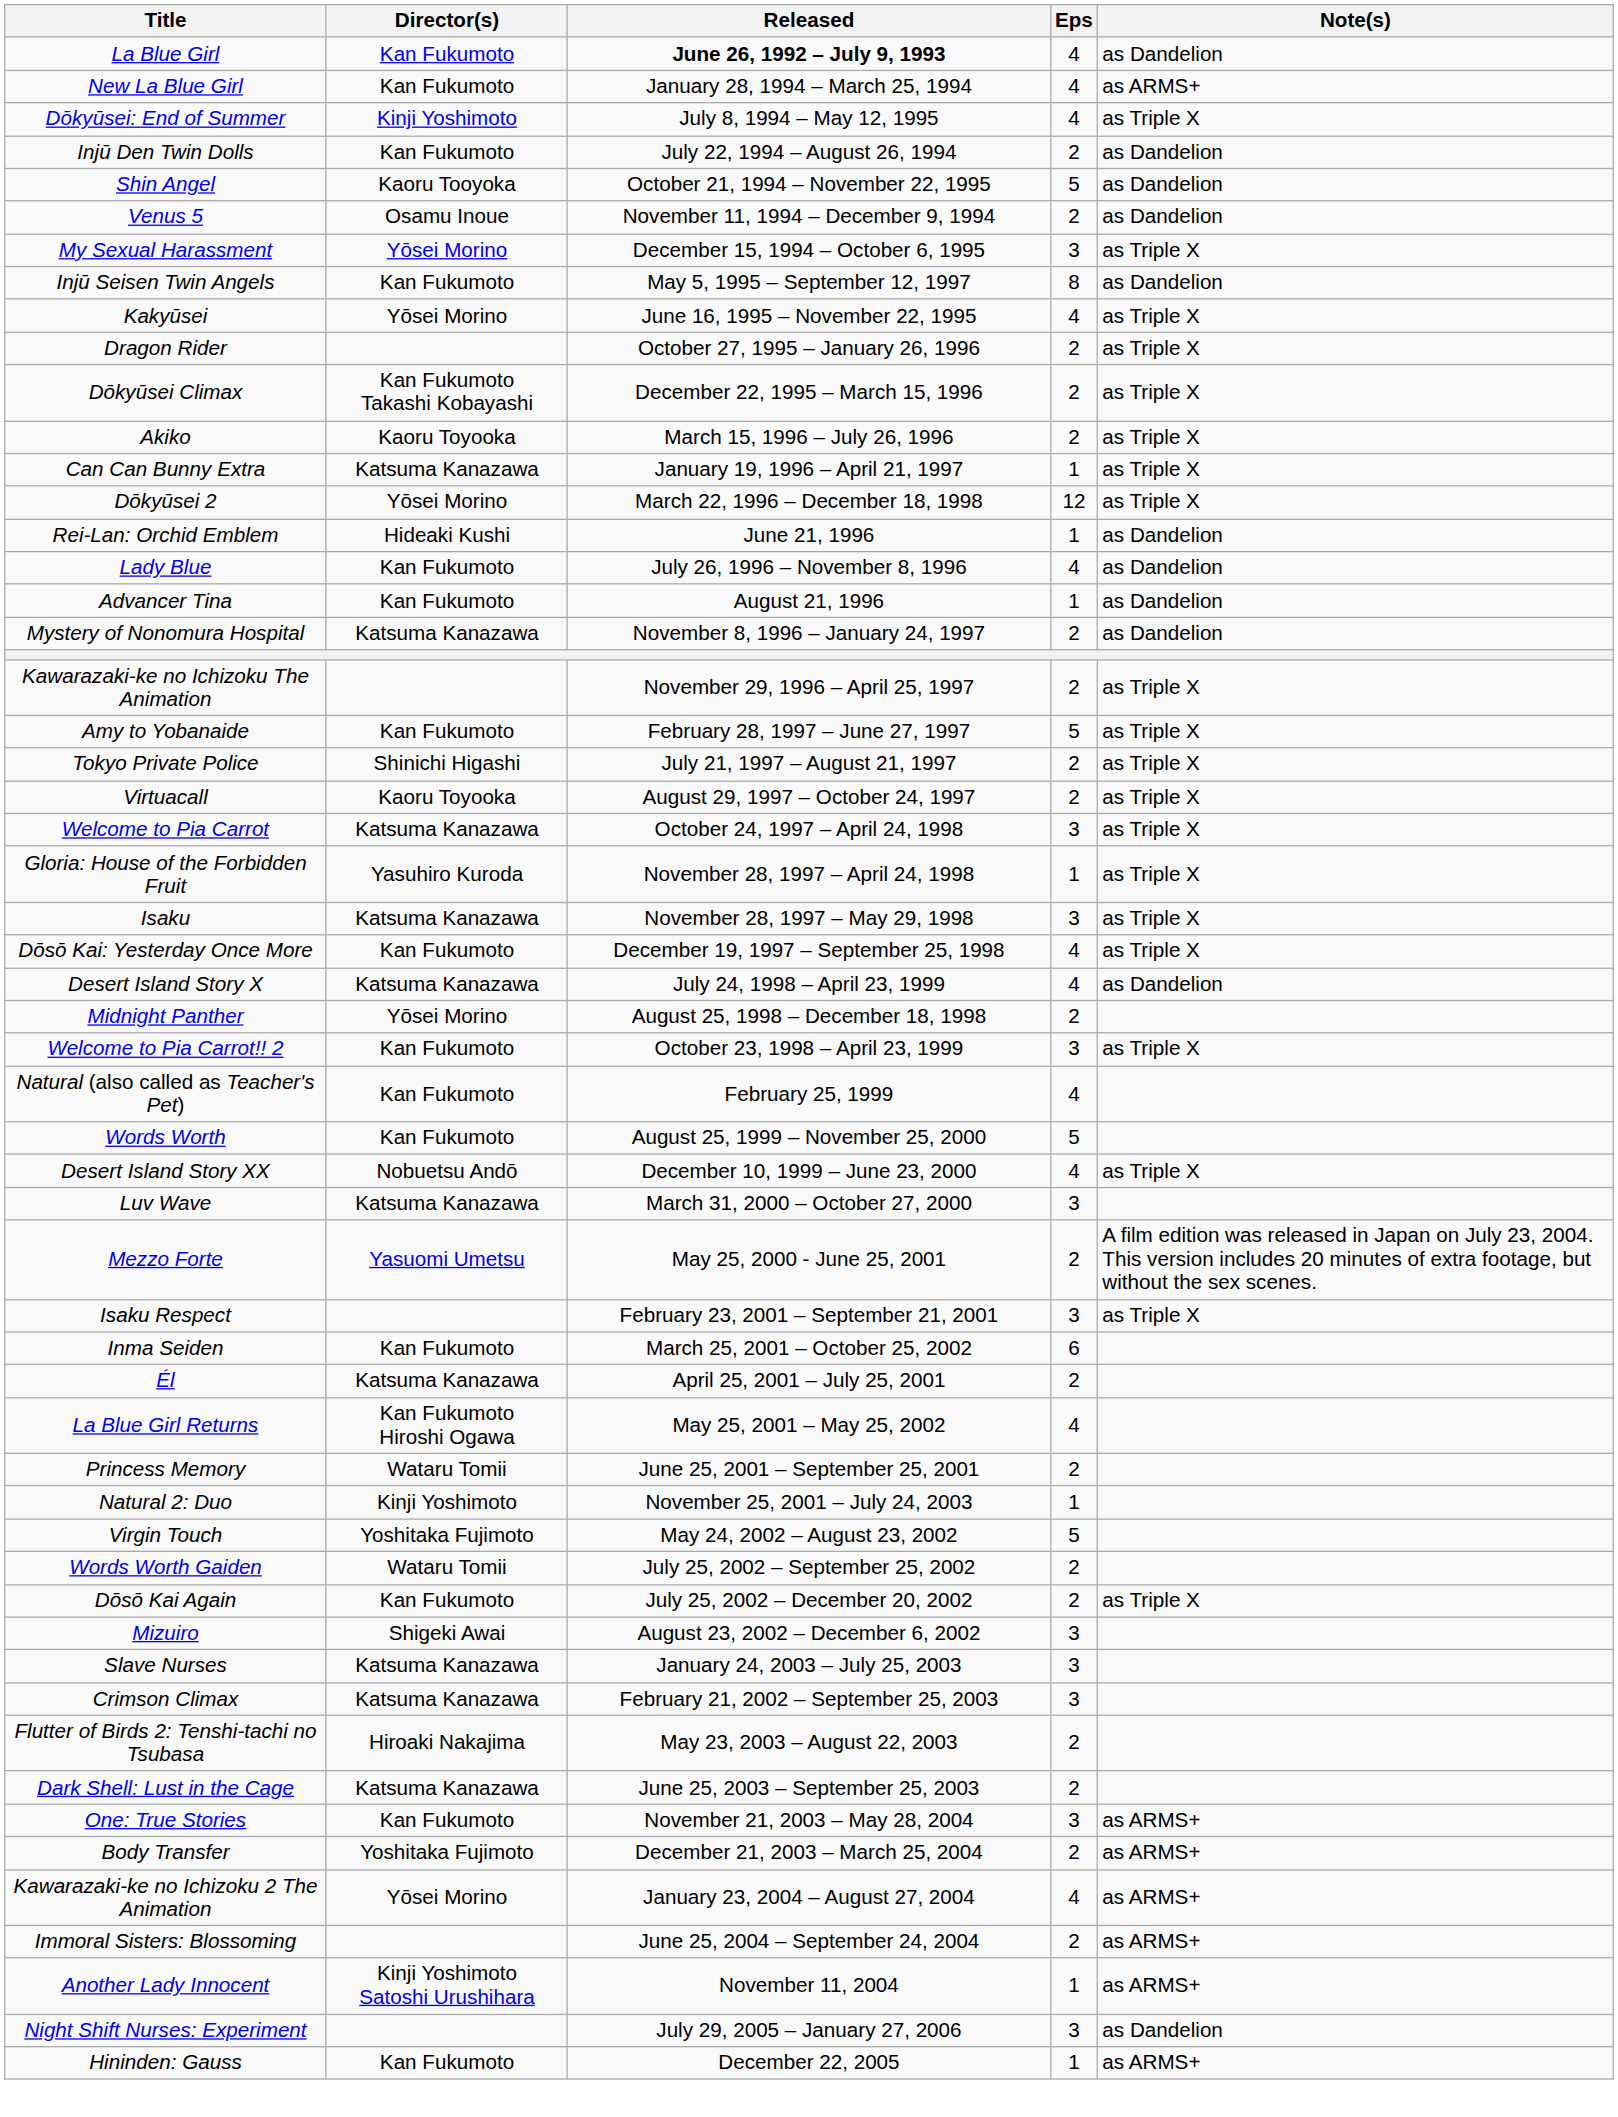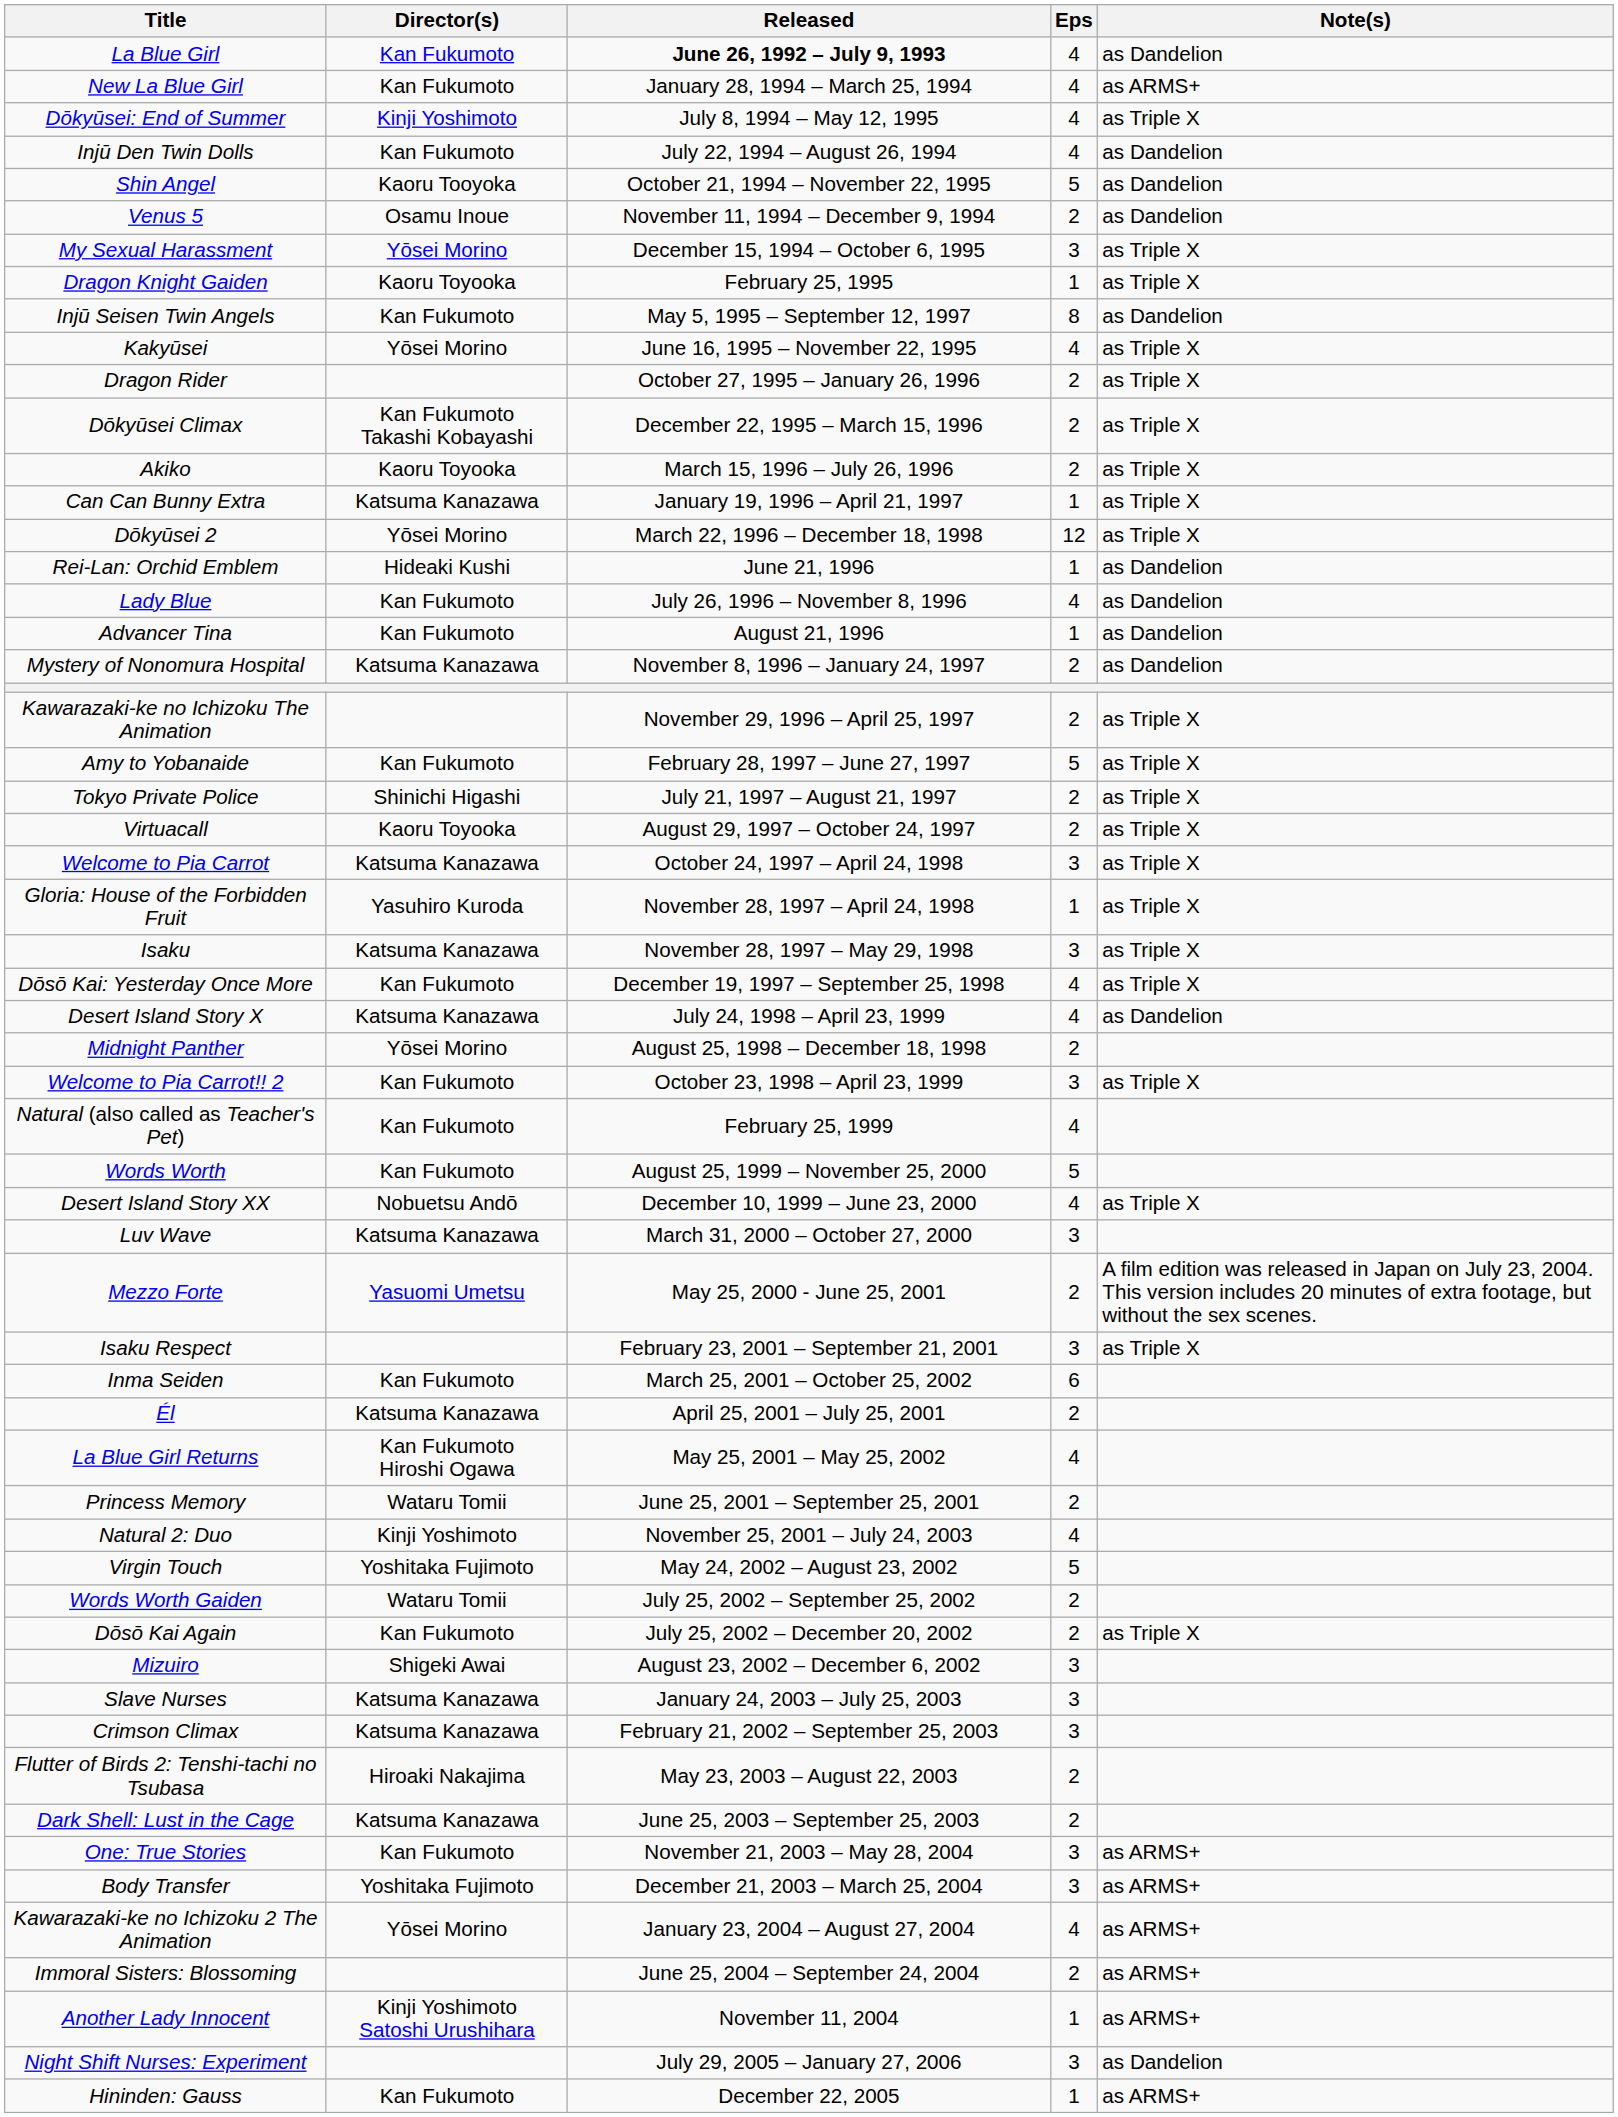(1074, 151) 2 -> (1074, 151) 4
+ row: (166, 282)
(1074, 1502) 1 -> (1074, 1535) 4
(1074, 1852) 2 -> (1074, 1885) 3
